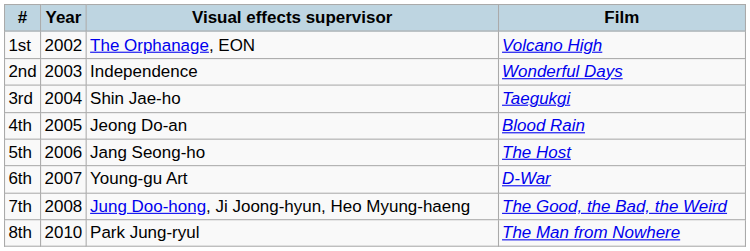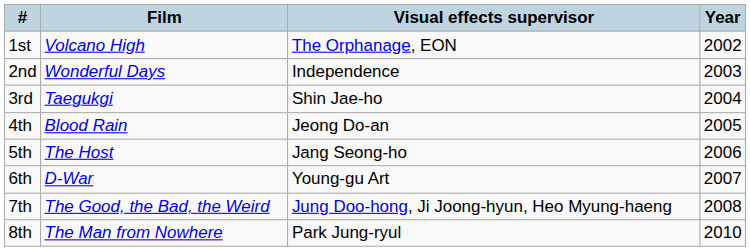columns swapped: (63, 17) <-> (622, 17)
